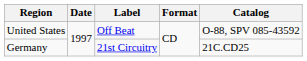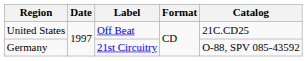(251, 30) O-88, SPV 085-43592 -> (226, 30) 21C.CD25
(226, 47) 21C.CD25 -> (251, 47) O-88, SPV 085-43592
